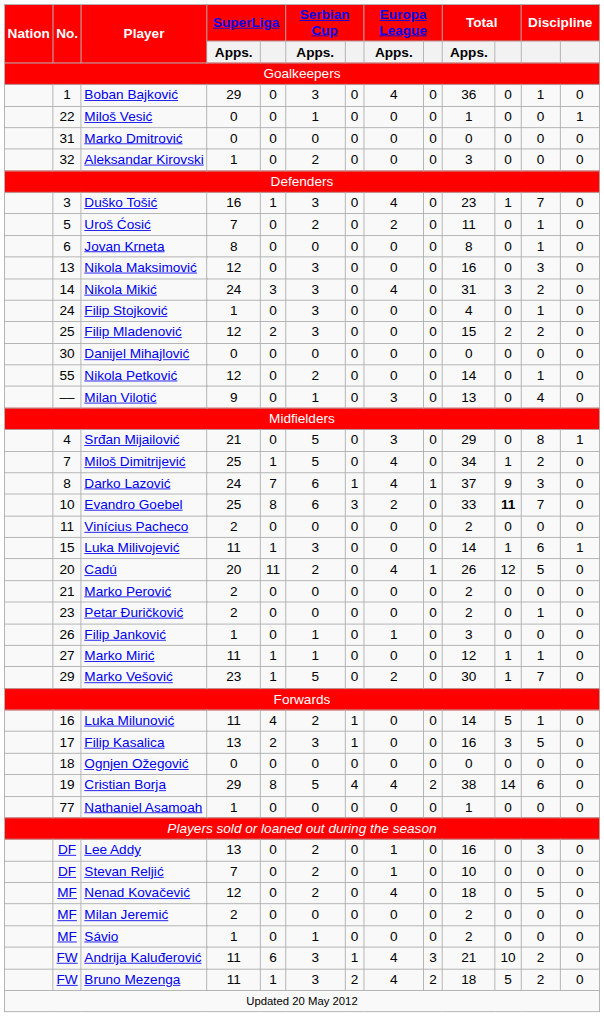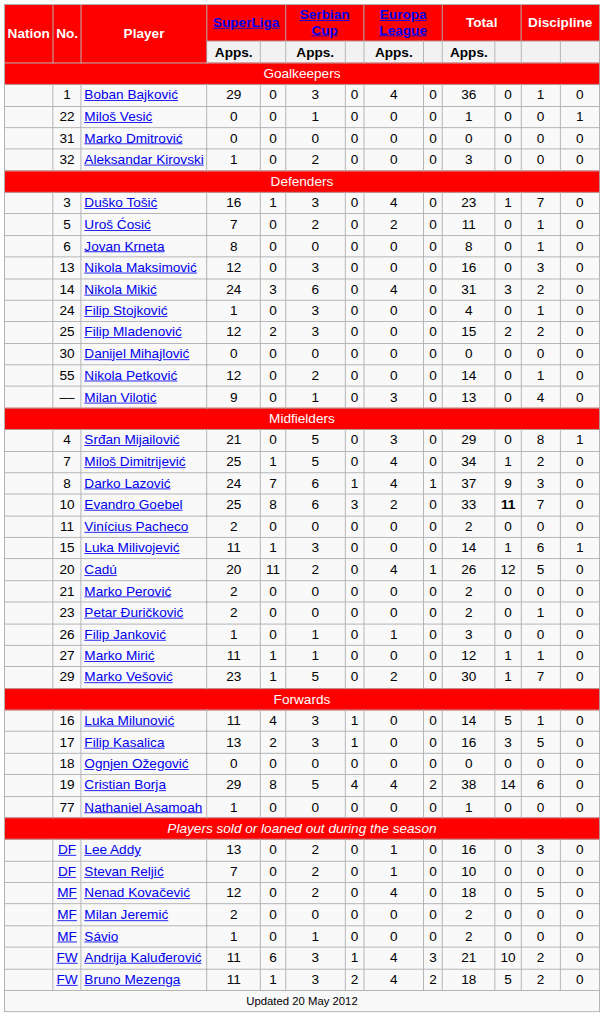(315, 289) 3 -> (315, 289) 6
(315, 720) 2 -> (315, 720) 3
